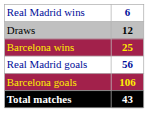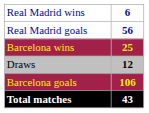rows swapped: (21, 30) <-> (47, 64)
